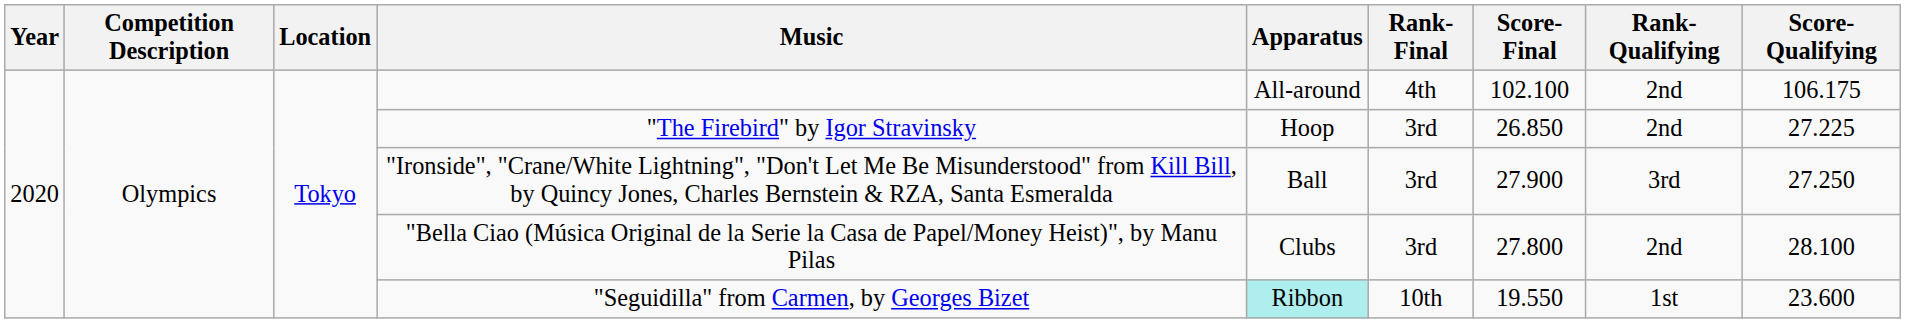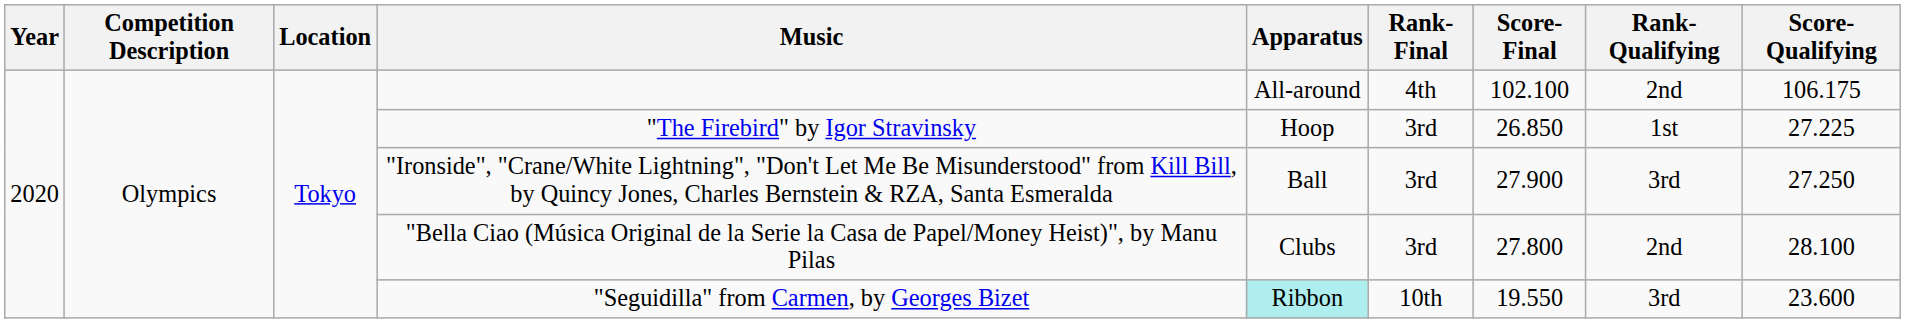(1664, 128) 2nd -> (1664, 128) 1st
(1664, 298) 1st -> (1664, 298) 3rd
